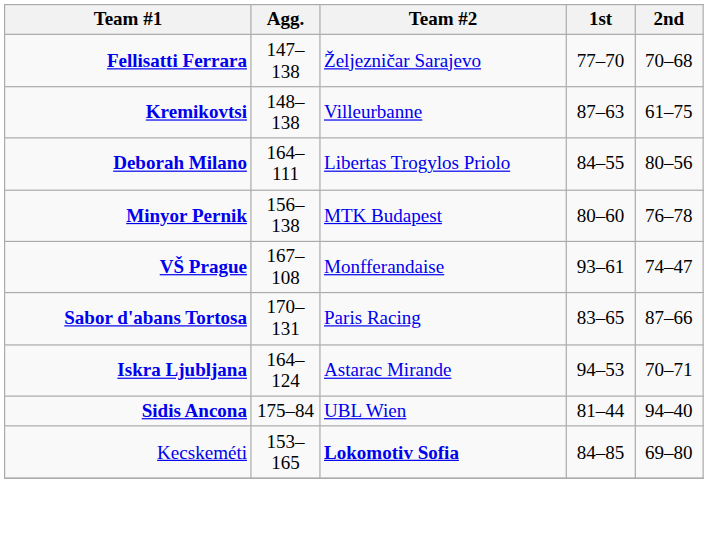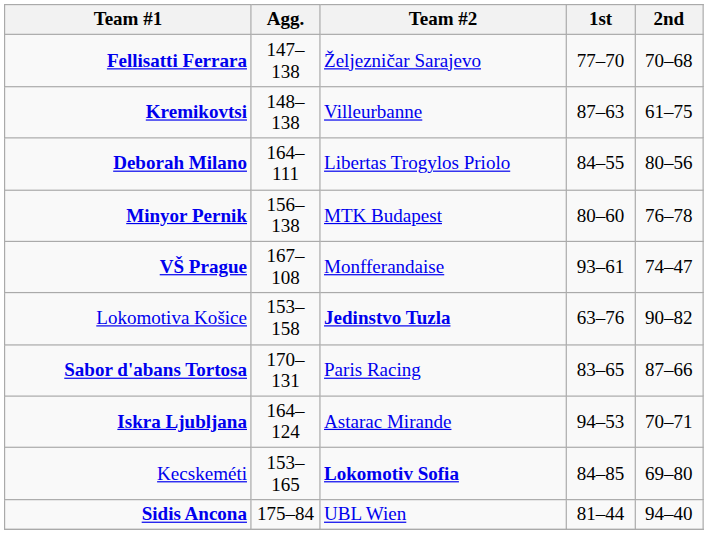+ row: (172, 318)
rows swapped: (194, 411) <-> (202, 452)
